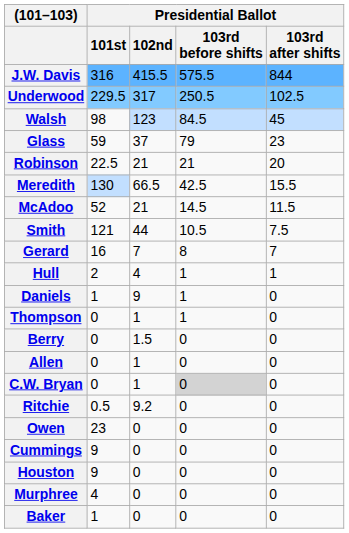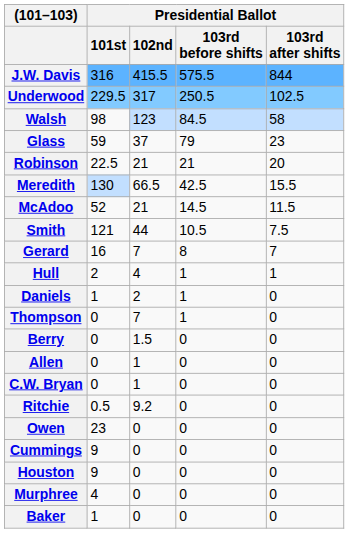(277, 119) 45 -> (277, 119) 58
(137, 296) 9 -> (137, 296) 2
(137, 318) 1 -> (137, 318) 7
(183, 384) lightgrey background -> (183, 384) no background
